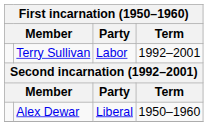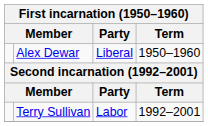rows swapped: (48, 111) <-> (53, 53)
